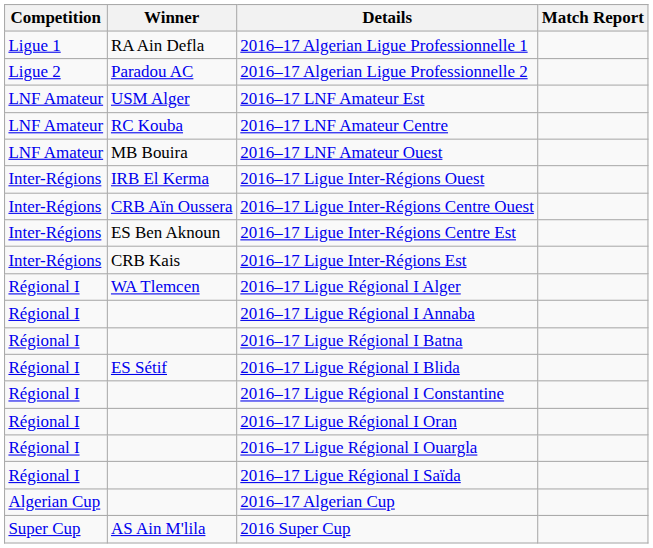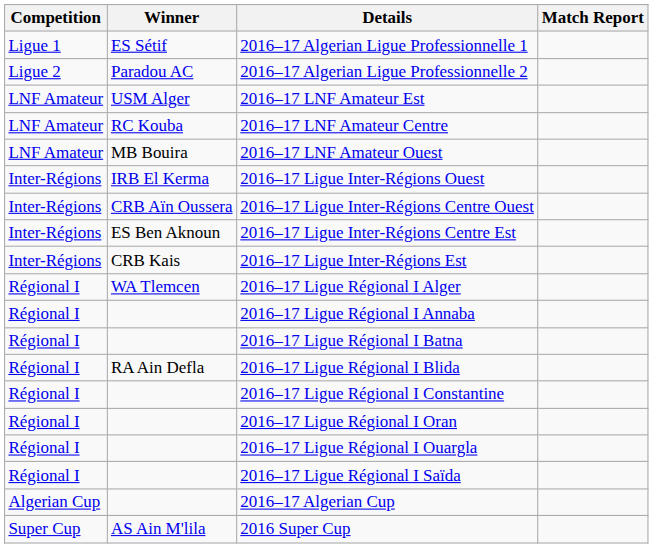(158, 44) RA Ain Defla -> (139, 44) ES Sétif
(139, 367) ES Sétif -> (158, 367) RA Ain Defla
